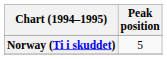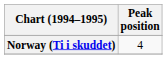(140, 44) 5 -> (140, 44) 4
